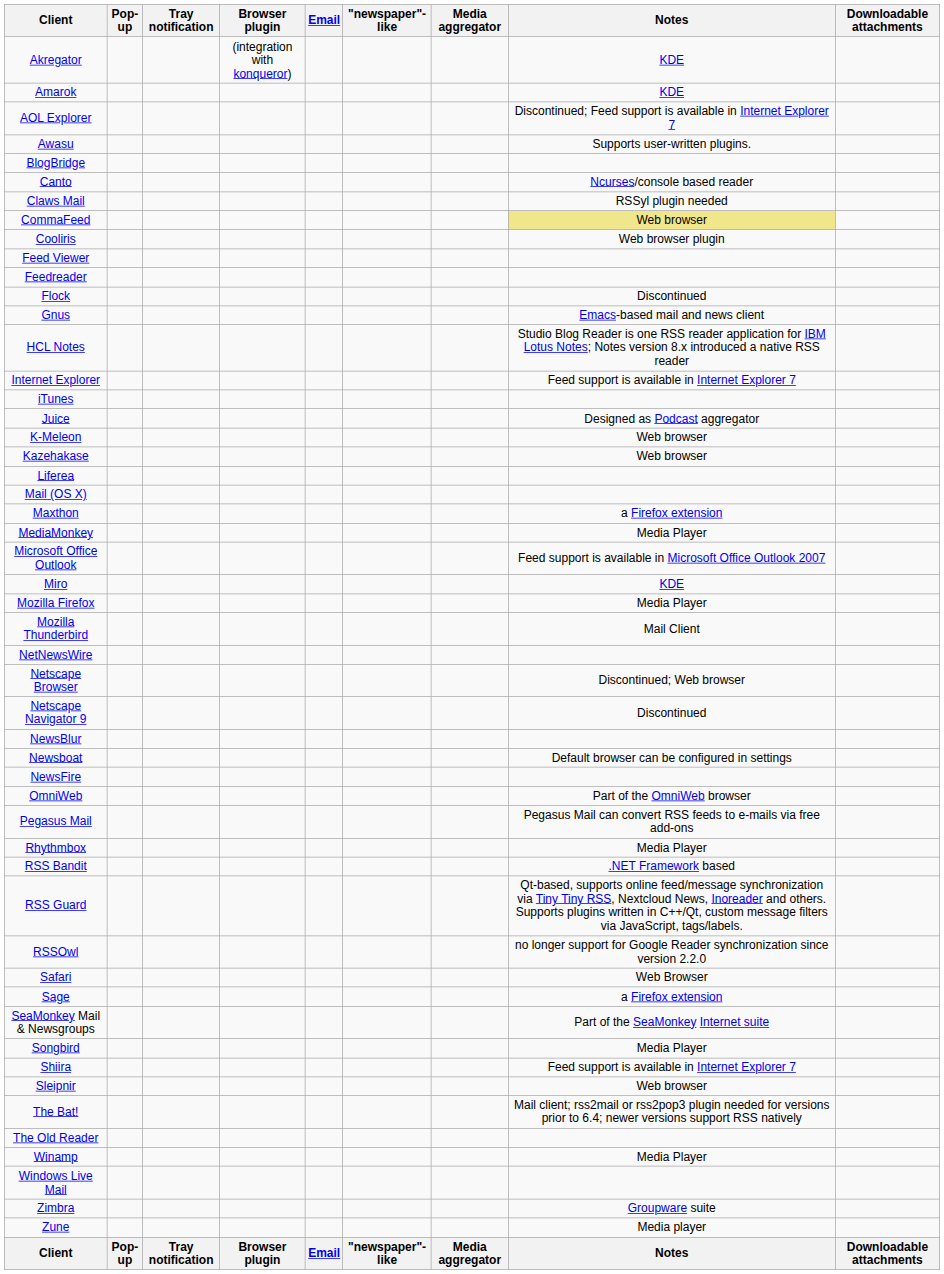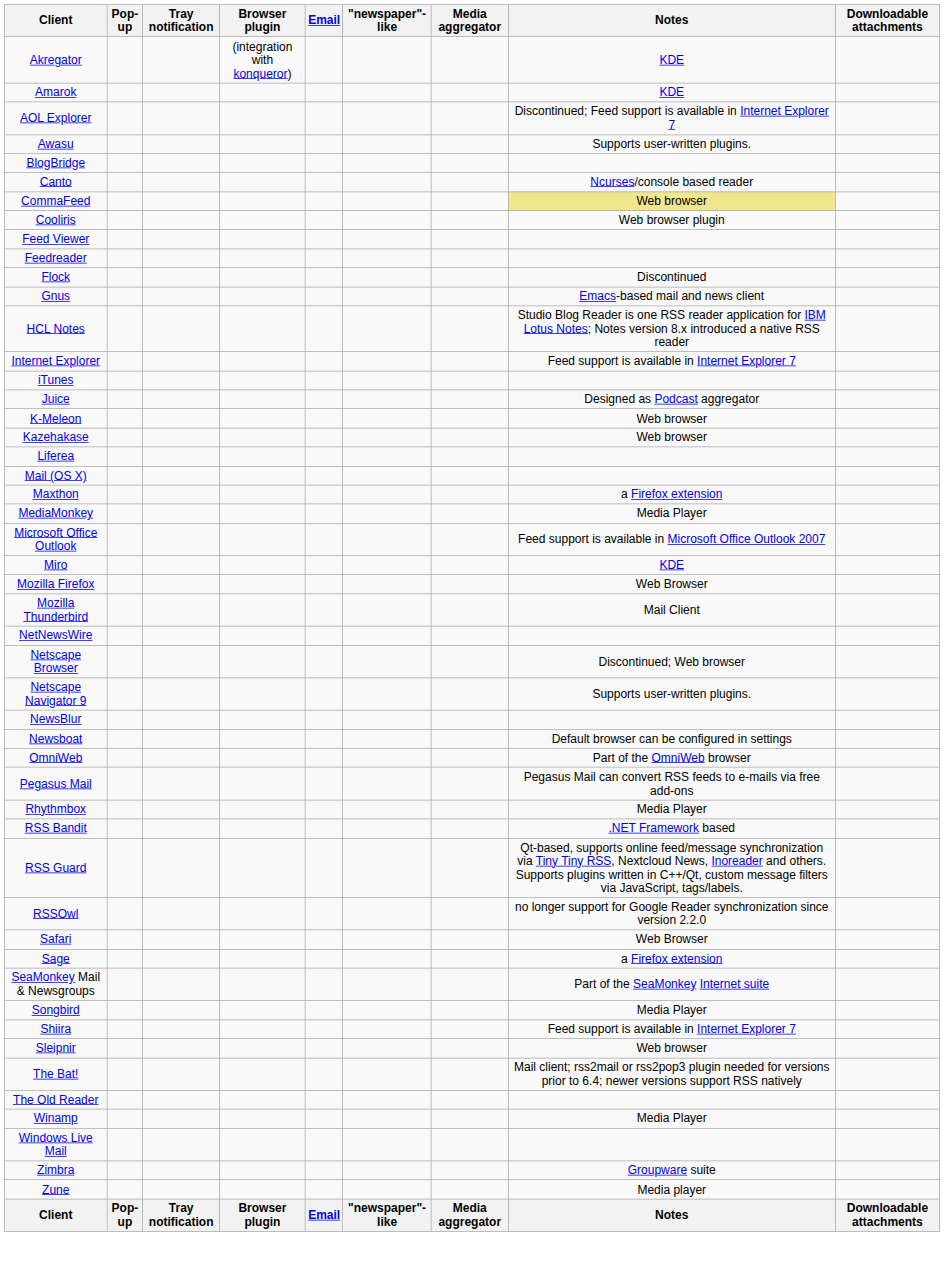- row: (56, 201)
(672, 603) Media Player -> (672, 584) Web Browser
(672, 713) Discontinued -> (672, 694) Supports user-written plugins.
- row: (56, 777)
